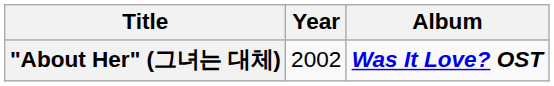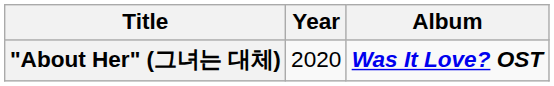(316, 60) 2002 -> (316, 60) 2020
